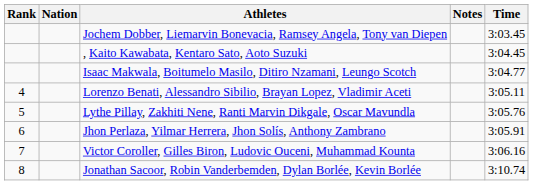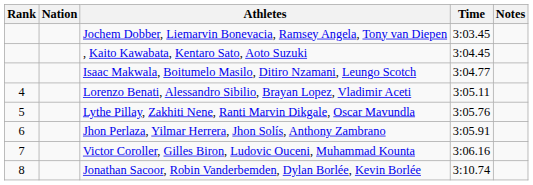columns swapped: (507, 14) <-> (468, 14)
